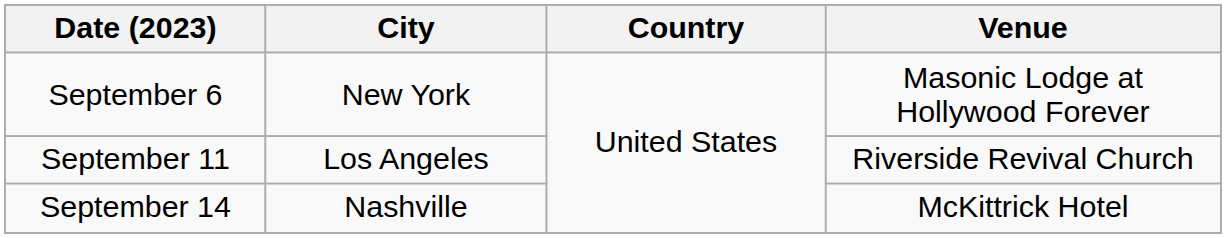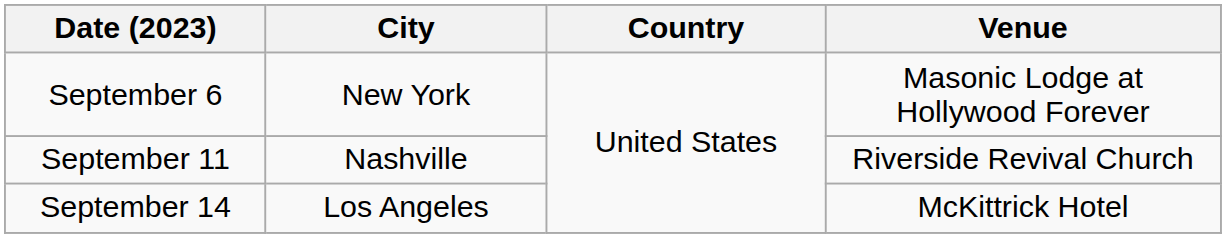(406, 159) Los Angeles -> (406, 159) Nashville
(406, 207) Nashville -> (406, 207) Los Angeles
